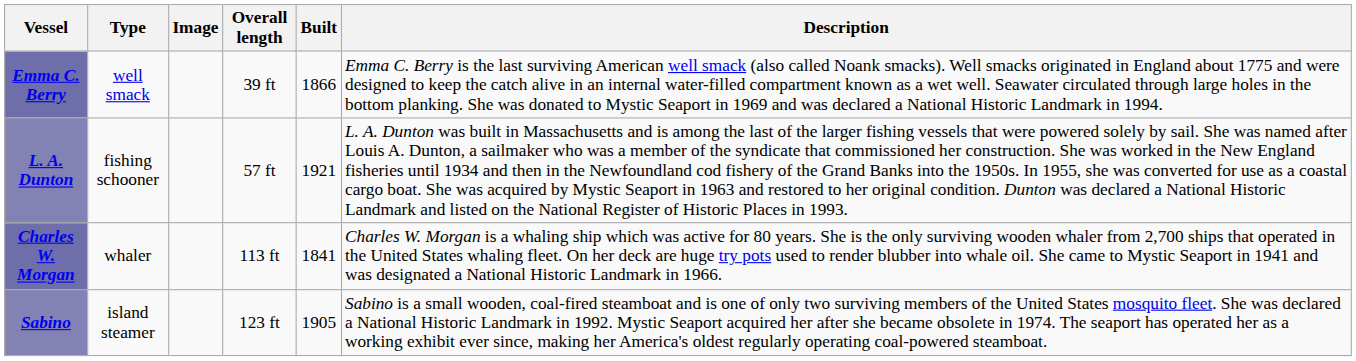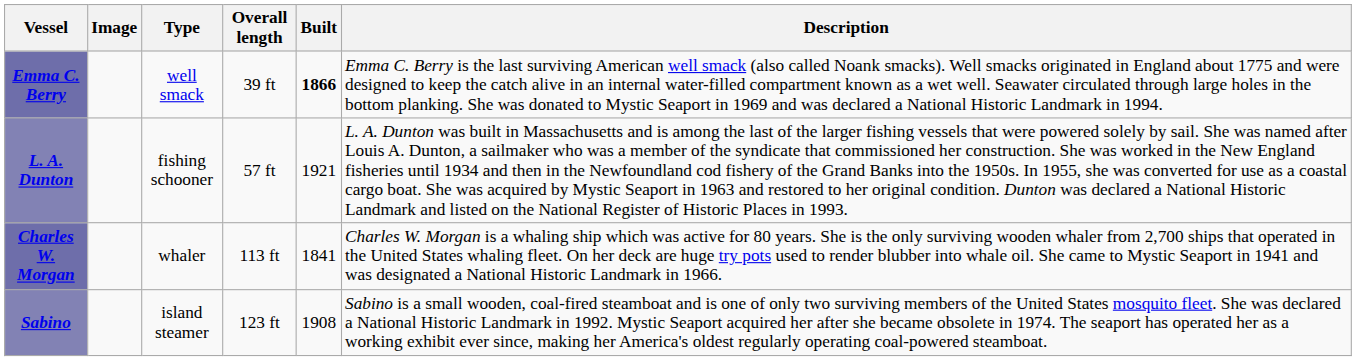columns swapped: (195, 27) <-> (128, 27)
(319, 84) normal -> (319, 84) bold
(319, 322) 1905 -> (319, 322) 1908
